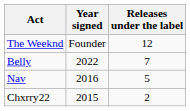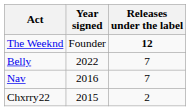(147, 43) normal -> (147, 43) bold
(147, 79) 5 -> (147, 79) 7
